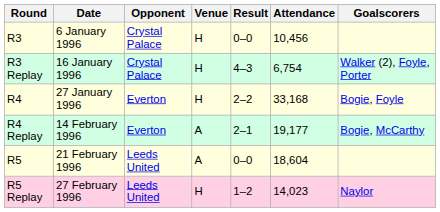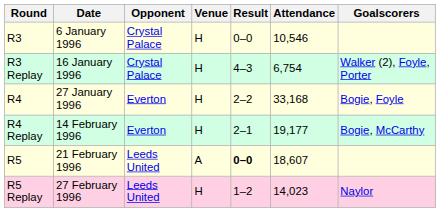(291, 37) 10,456 -> (291, 37) 10,546
(198, 130) A -> (199, 130) H
(243, 161) normal -> (243, 161) bold
(291, 161) 18,604 -> (291, 161) 18,607
